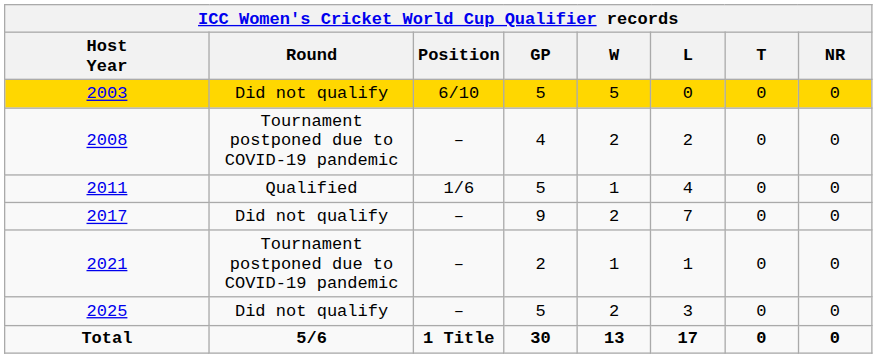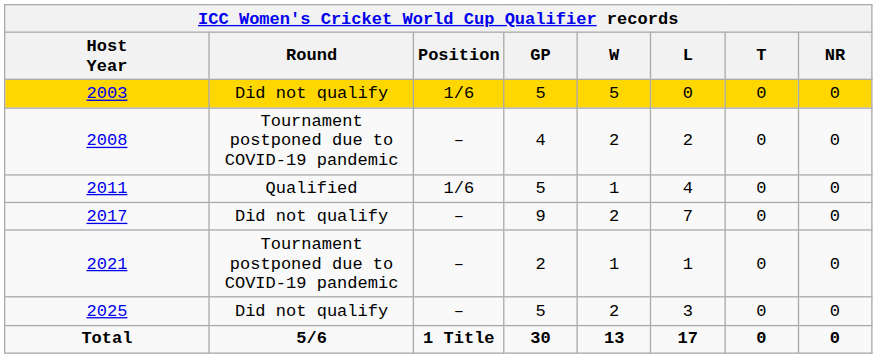(459, 94) 6/10 -> (459, 94) 1/6
